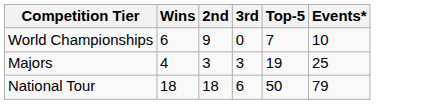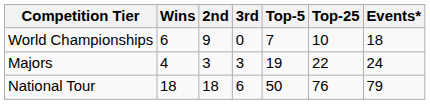+ column: (336, 16)
(320, 39) 10 -> (375, 39) 18
(320, 63) 25 -> (375, 63) 24
